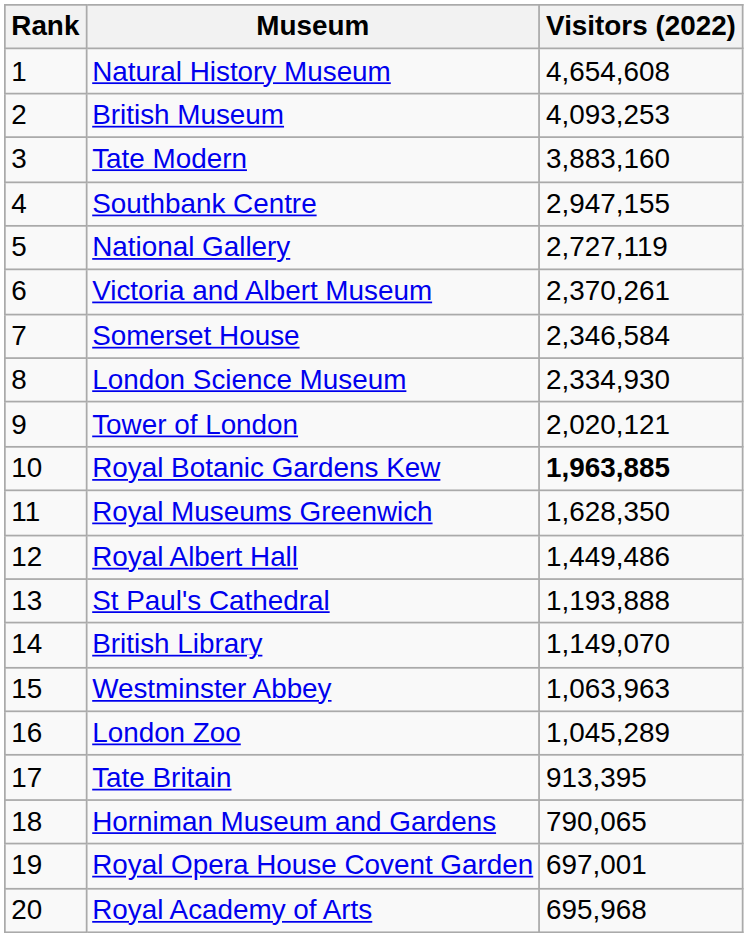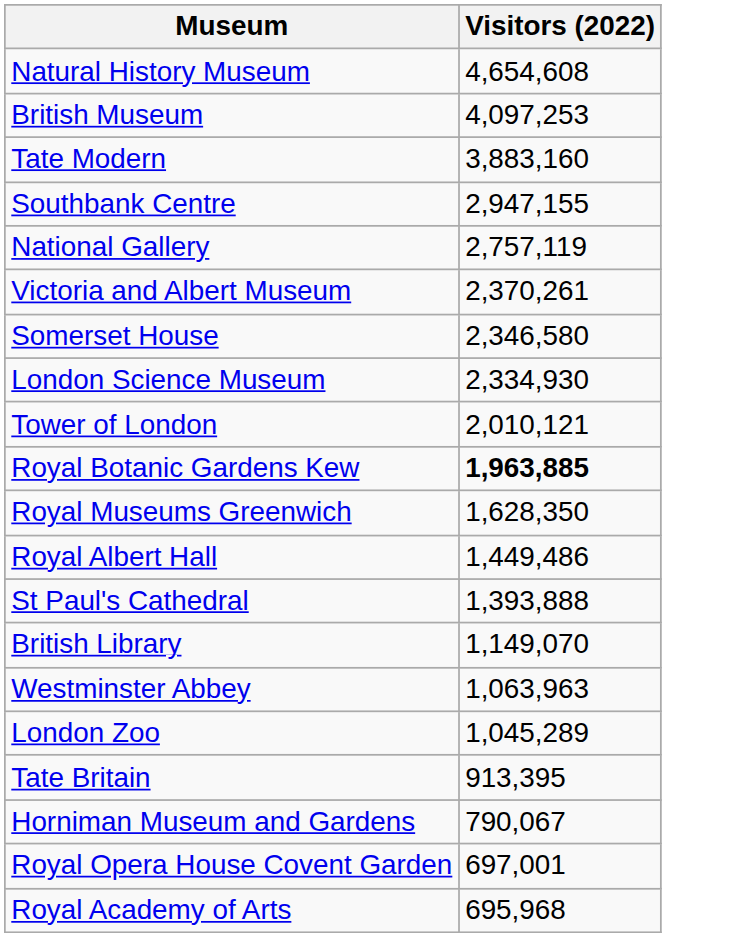- column: (45, 26)
(608, 114) 4,093,253 -> (527, 114) 4,097,253
(607, 247) 2,727,119 -> (526, 247) 2,757,119
(608, 335) 2,346,584 -> (527, 335) 2,346,580
(608, 423) 2,020,121 -> (527, 423) 2,010,121
(608, 600) 1,193,888 -> (527, 600) 1,393,888
(596, 821) 790,065 -> (515, 821) 790,067
